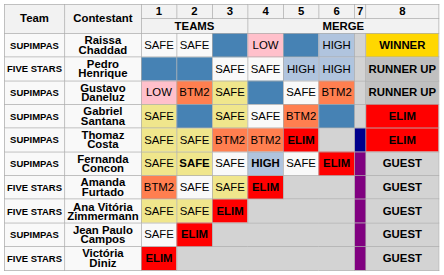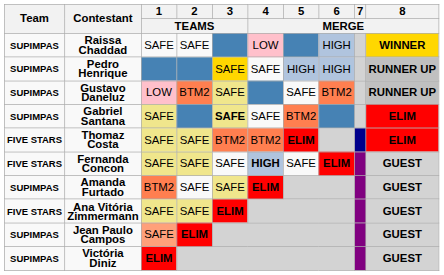(34, 69) FIVE STARS -> (34, 69) SUPIMPAS
(230, 69) no background -> (230, 69) gold background
(230, 116) normal -> (230, 116) bold
(34, 140) SUPIMPAS -> (34, 140) FIVE STARS
(34, 164) SUPIMPAS -> (34, 164) FIVE STARS
(194, 164) bold -> (194, 164) normal
(34, 188) FIVE STARS -> (34, 188) SUPIMPAS
(159, 235) no background -> (159, 235) lightsalmon background
(34, 259) FIVE STARS -> (34, 259) SUPIMPAS
